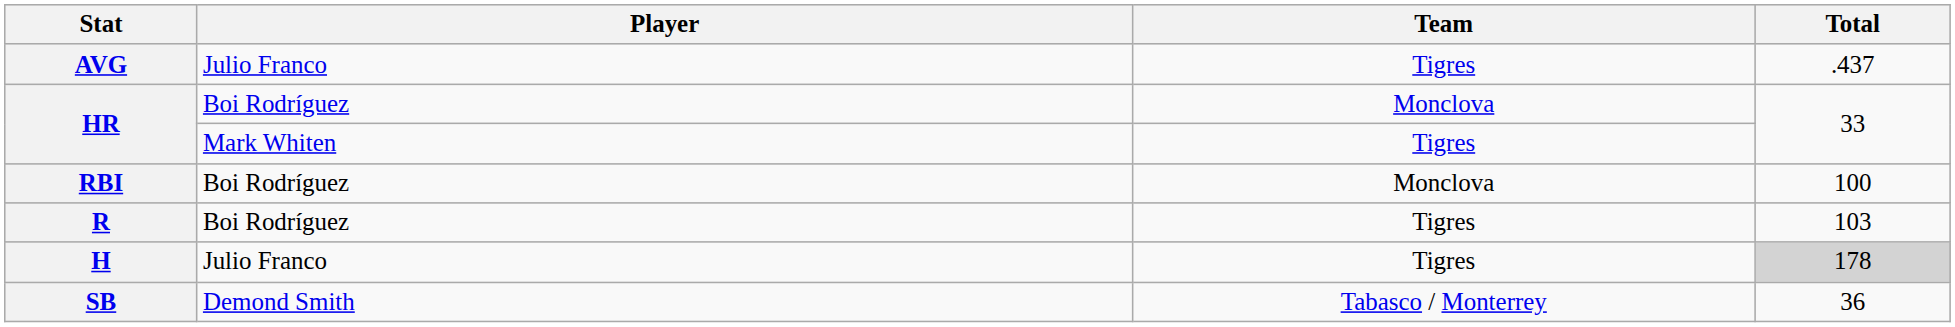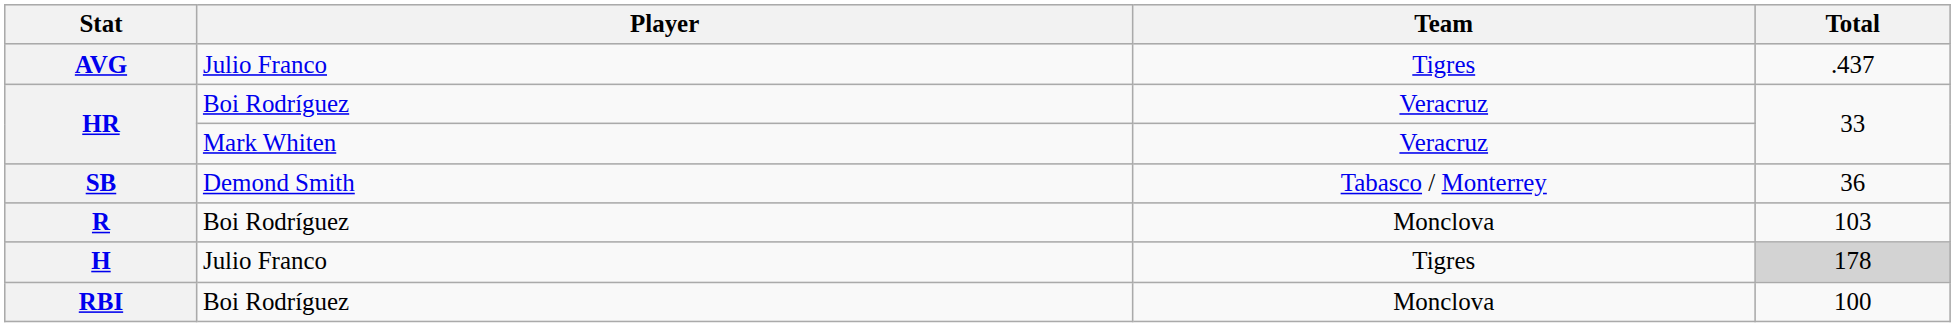(1444, 103) Monclova -> (1444, 103) Veracruz
(1444, 143) Tigres -> (1444, 143) Veracruz
rows swapped: (101, 182) <-> (101, 301)
(1444, 222) Tigres -> (1444, 222) Monclova
